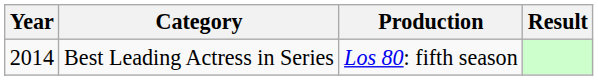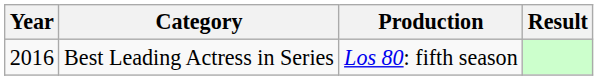(32, 57) 2014 -> (32, 57) 2016
